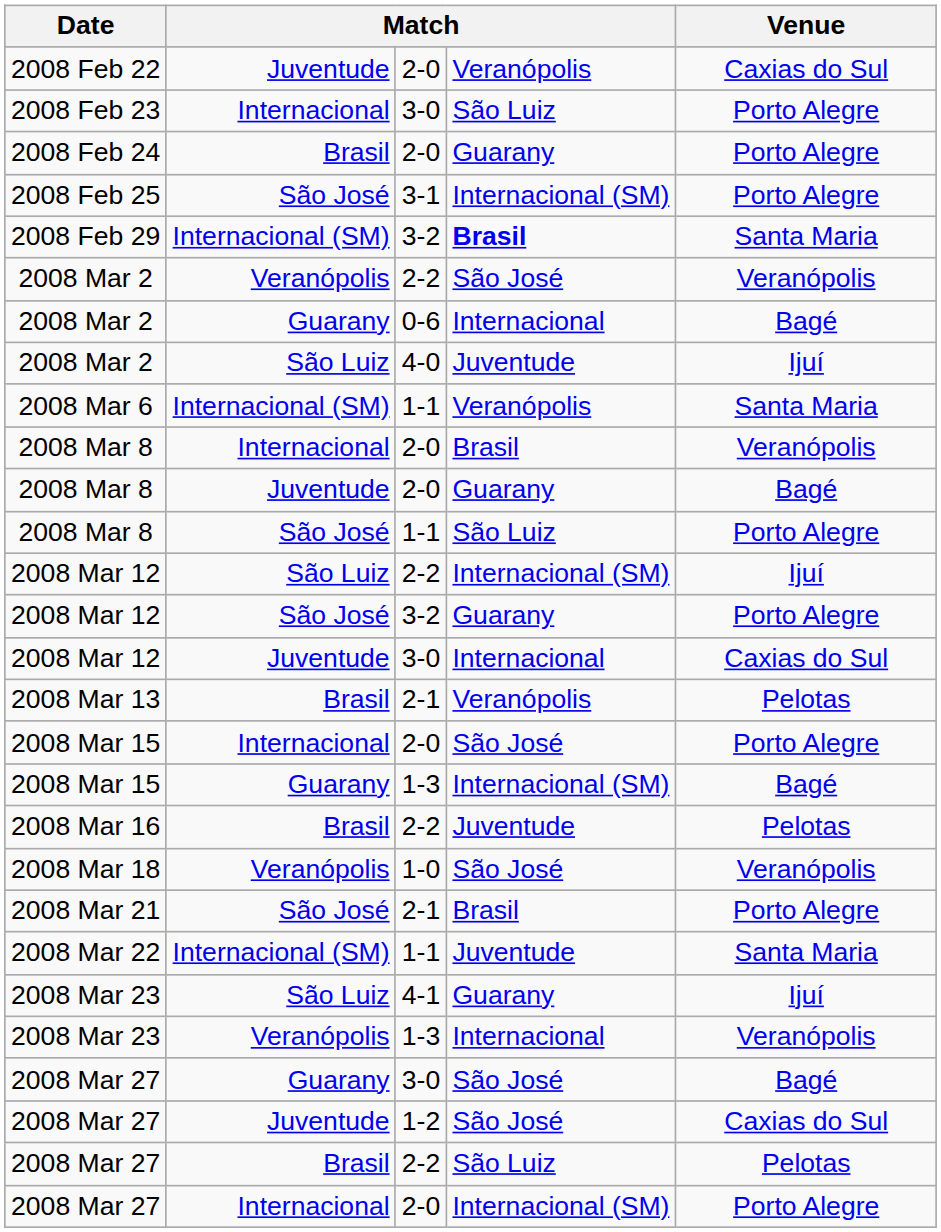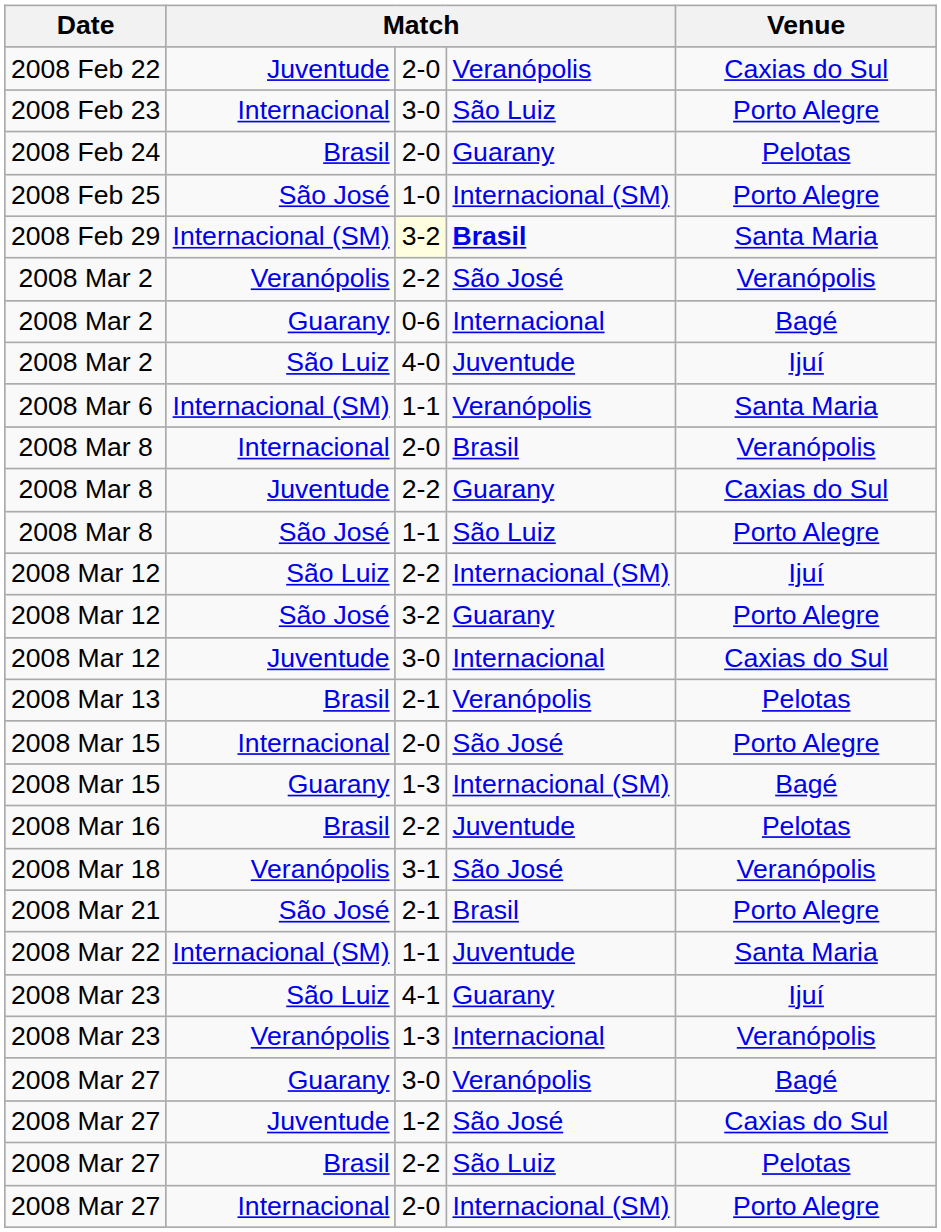(806, 152) Porto Alegre -> (806, 152) Pelotas
(421, 194) 3-1 -> (421, 194) 1-0
(421, 236) no background -> (421, 236) lightyellow background
(421, 489) 2-0 -> (421, 489) 2-2
(806, 489) Bagé -> (806, 489) Caxias do Sul
(421, 868) 1-0 -> (421, 868) 3-1
(508, 1079) São José -> (522, 1079) Veranópolis
